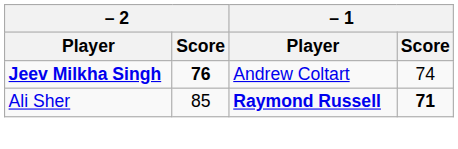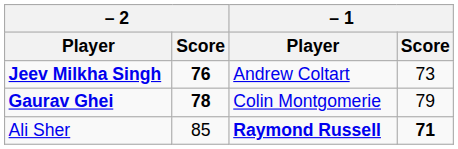(425, 74) 74 -> (425, 74) 73
+ row: (61, 102)
